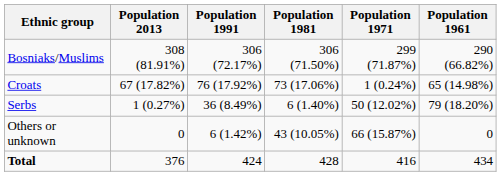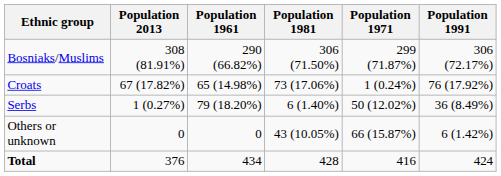columns swapped: (226, 22) <-> (457, 22)
